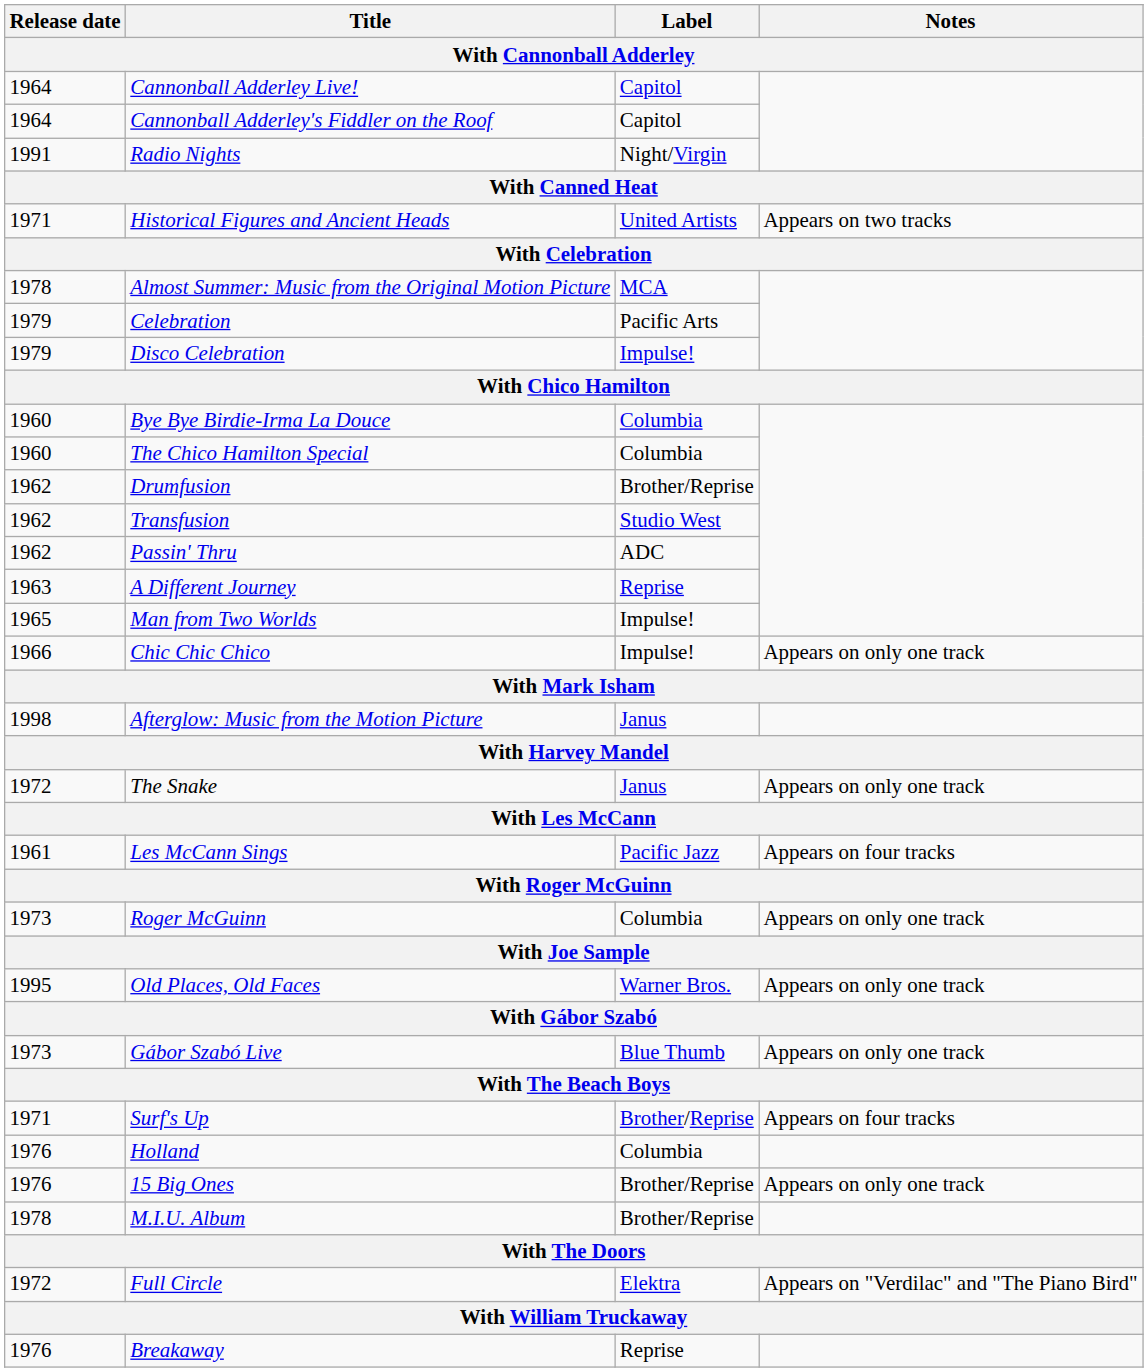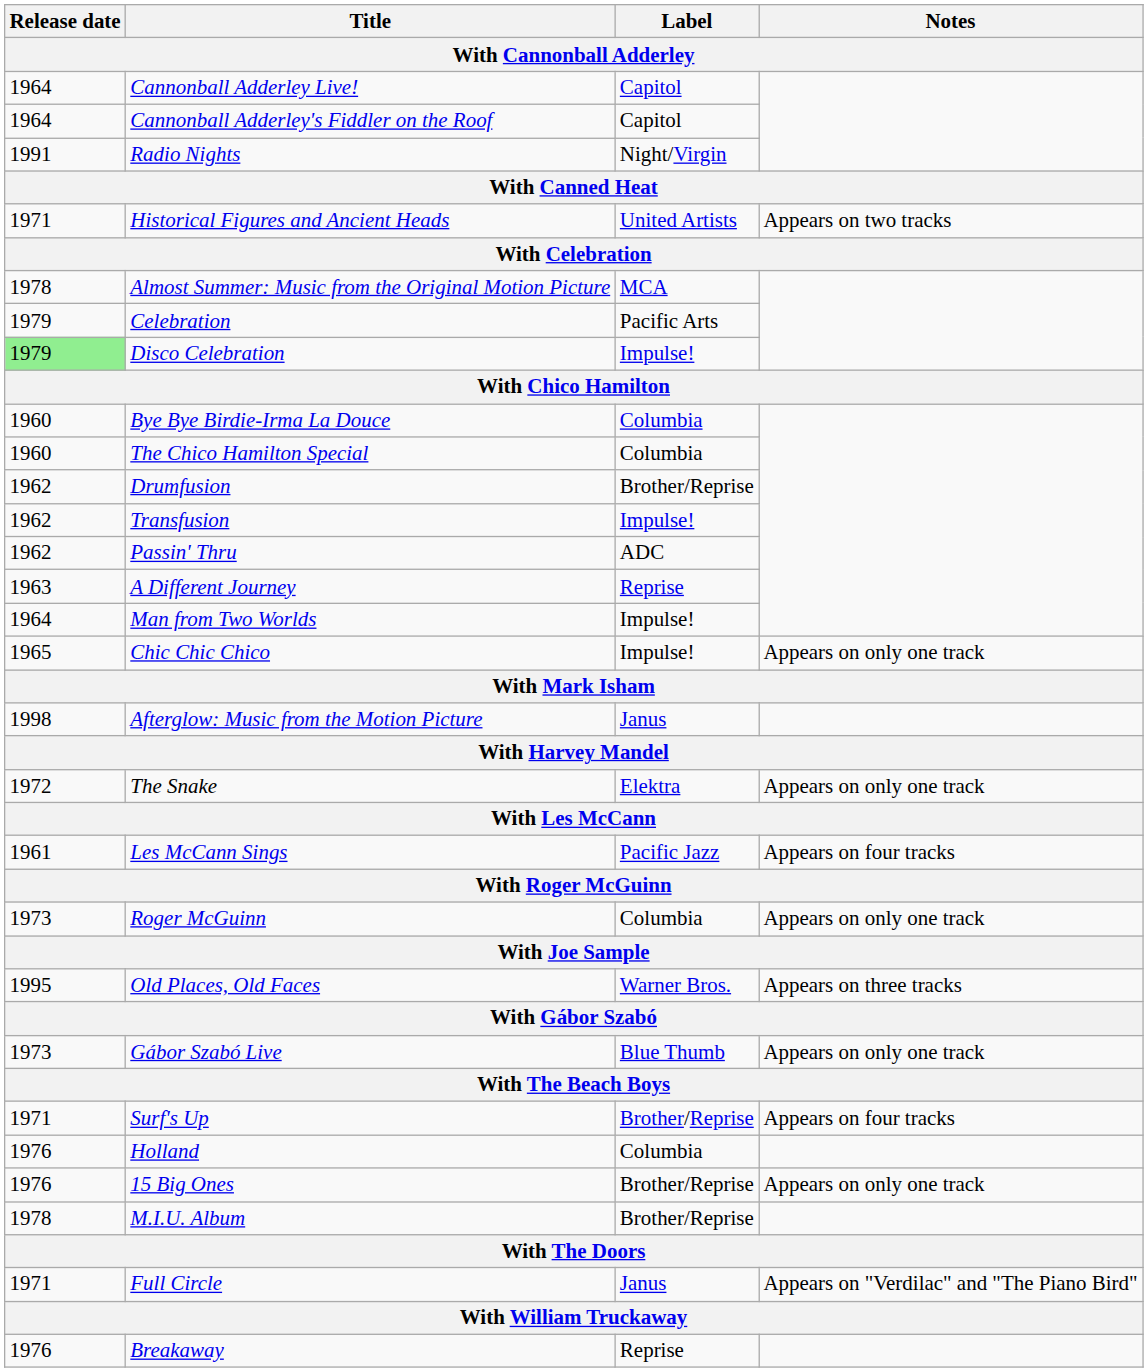(30, 353) no background -> (30, 353) lightgreen background
(670, 519) Studio West -> (657, 519) Impulse!
(30, 619) 1965 -> (30, 619) 1964
(30, 652) 1966 -> (30, 652) 1965
(643, 785) Janus -> (650, 785) Elektra
(874, 985) Appears on only one track -> (863, 985) Appears on three tracks
(30, 1284) 1972 -> (30, 1284) 1971
(650, 1284) Elektra -> (643, 1284) Janus
